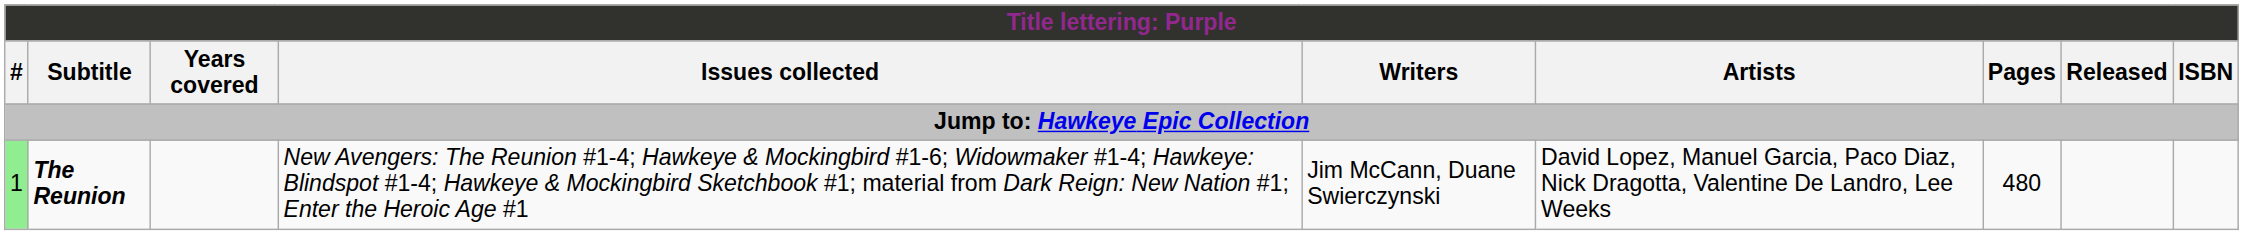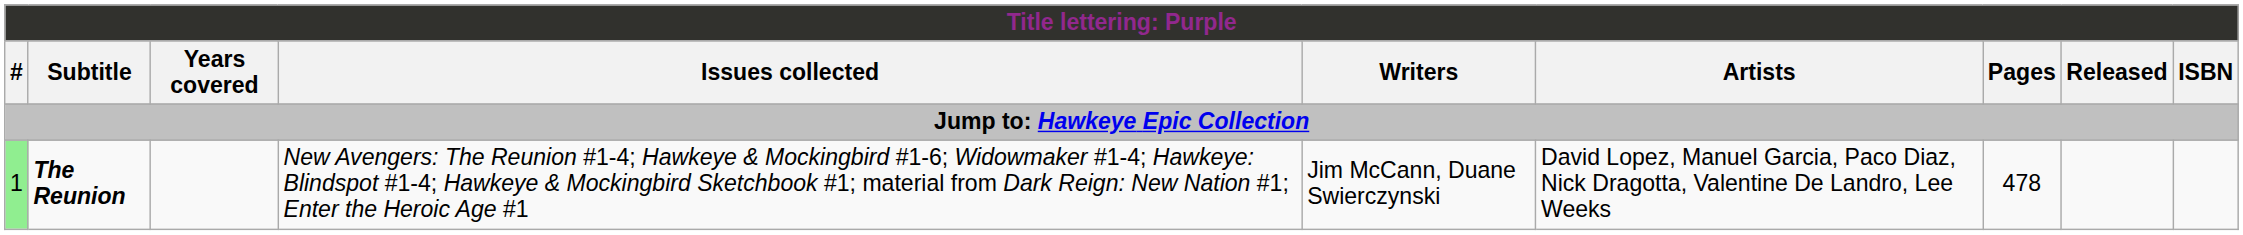(2022, 184) 480 -> (2022, 184) 478
